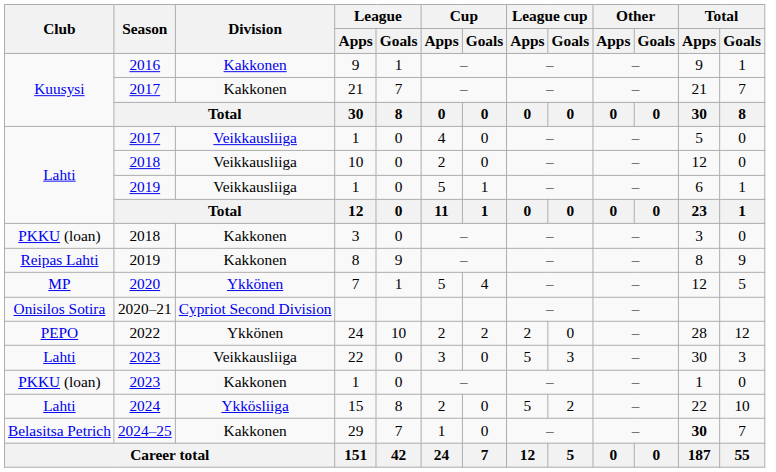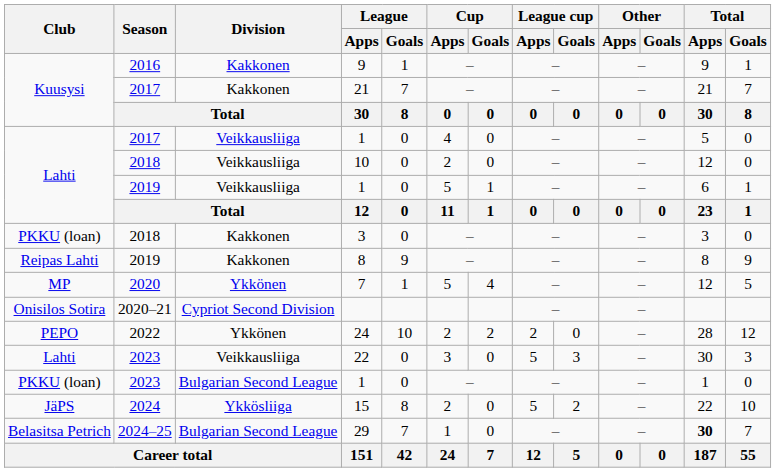(255, 382) Kakkonen -> (258, 382) Bulgarian Second League
(59, 406) Lahti -> (59, 406) JäPS
(255, 430) Kakkonen -> (258, 430) Bulgarian Second League
